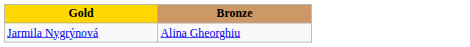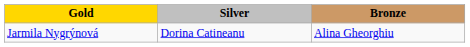+ column: (235, 13)
